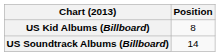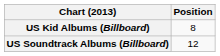(193, 43) 14 -> (193, 43) 12
